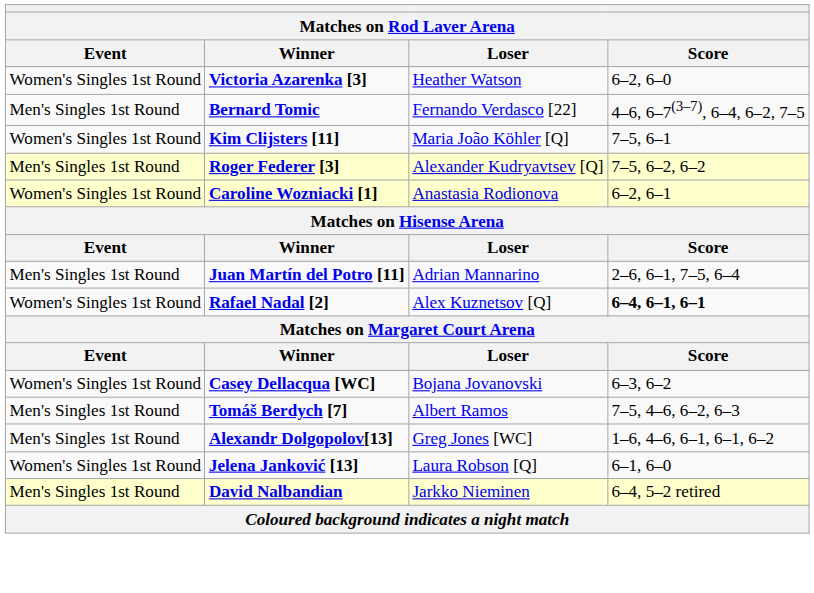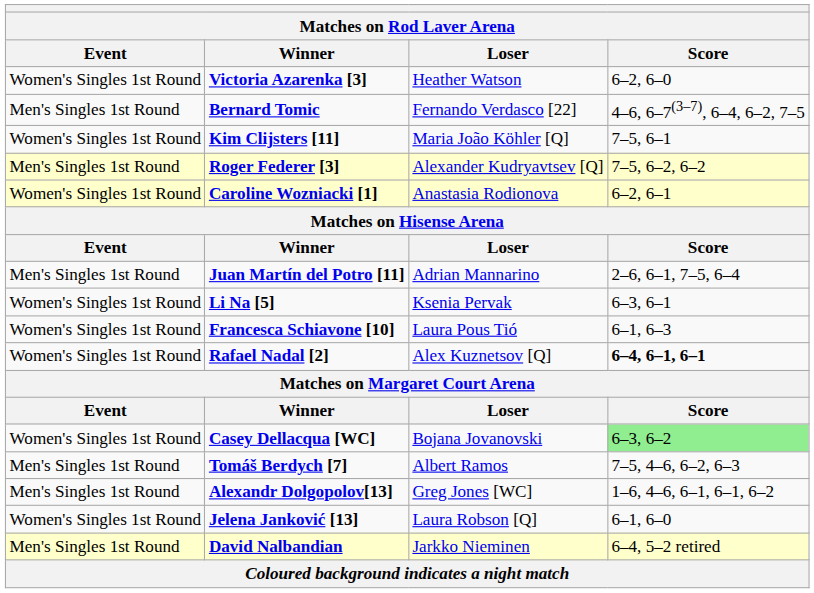+ row: (242, 302)
+ row: (302, 329)
(641, 383) no background -> (641, 437) lightgreen background
